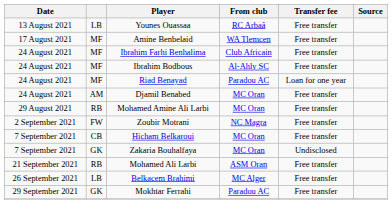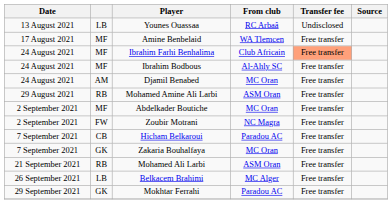(316, 24) Free transfer -> (322, 24) Undisclosed
(316, 52) no background -> (322, 52) lightsalmon background
- row: (163, 80)
(249, 108) MC Oran -> (262, 94) ASM Oran
+ row: (172, 108)
(249, 136) MC Oran -> (262, 136) Paradou AC
(316, 150) Undisclosed -> (322, 150) Free transfer
